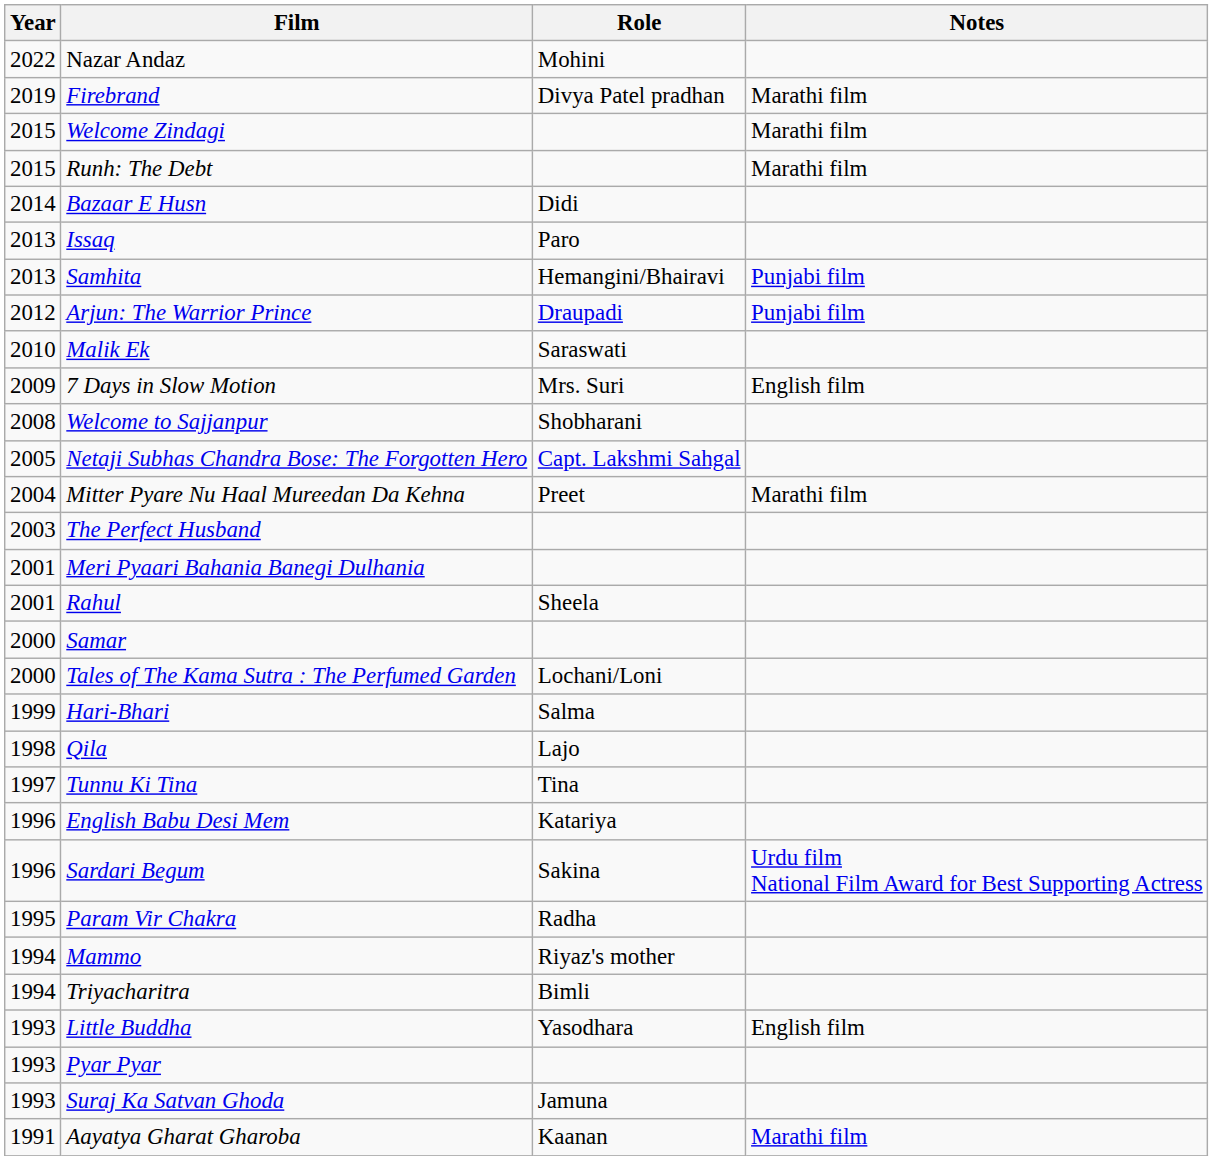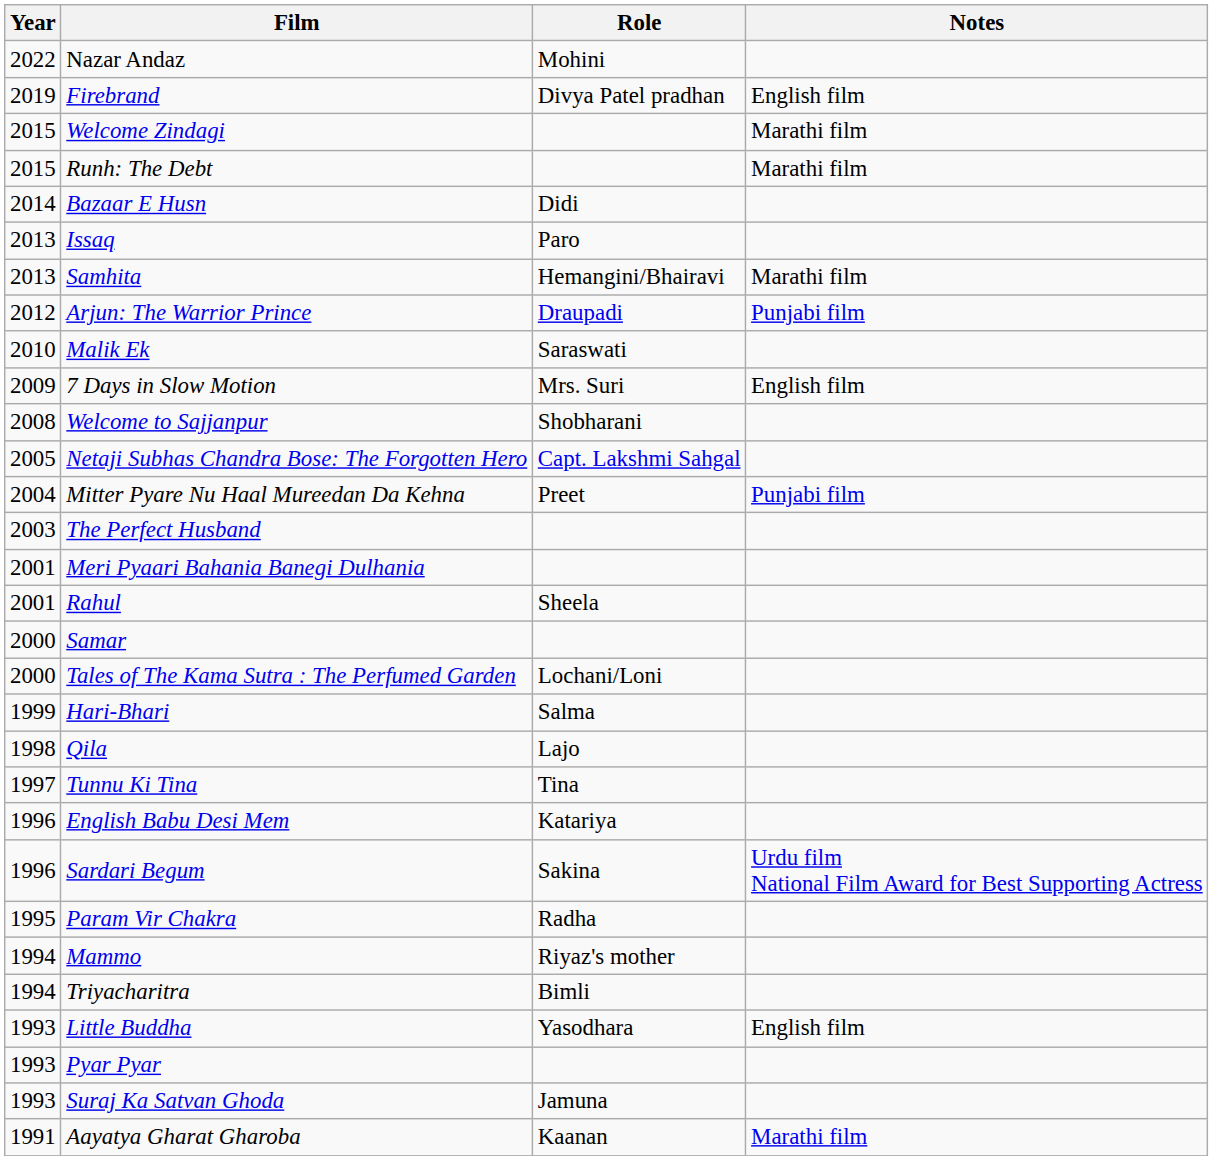(809, 95) Marathi film -> (808, 95) English film
(808, 276) Punjabi film -> (809, 276) Marathi film
(809, 494) Marathi film -> (808, 494) Punjabi film
